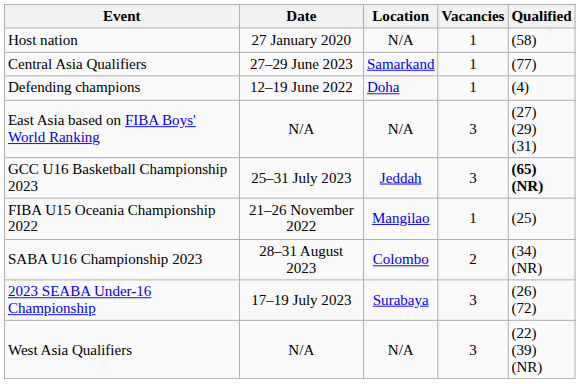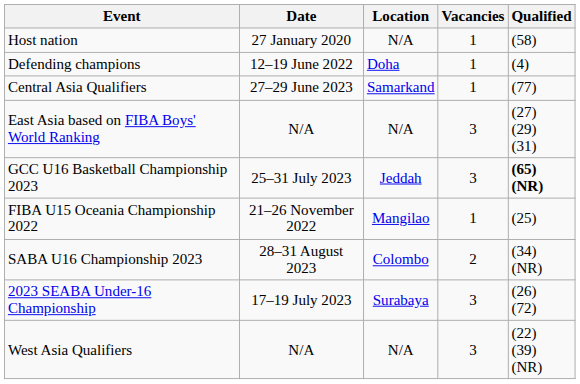rows swapped: (74, 87) <-> (77, 64)
